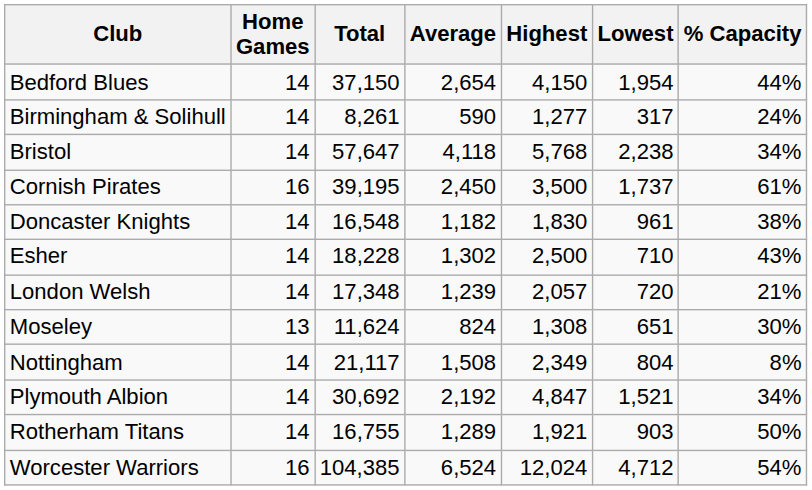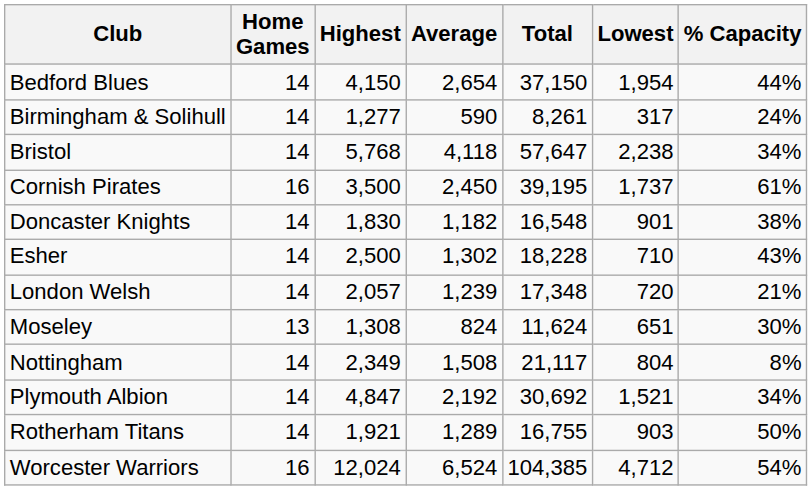columns swapped: (360, 34) <-> (547, 34)
(655, 221) 961 -> (655, 221) 901
